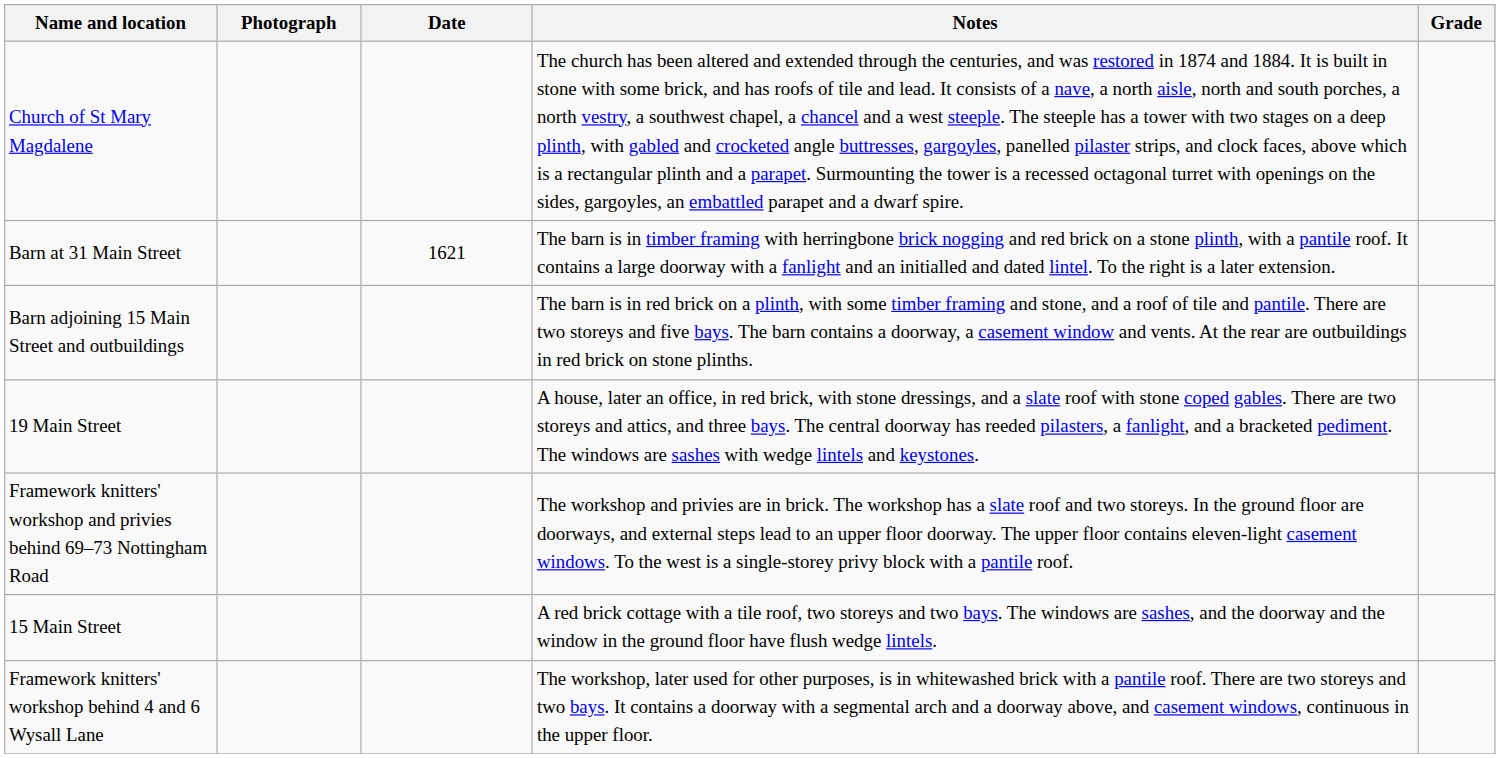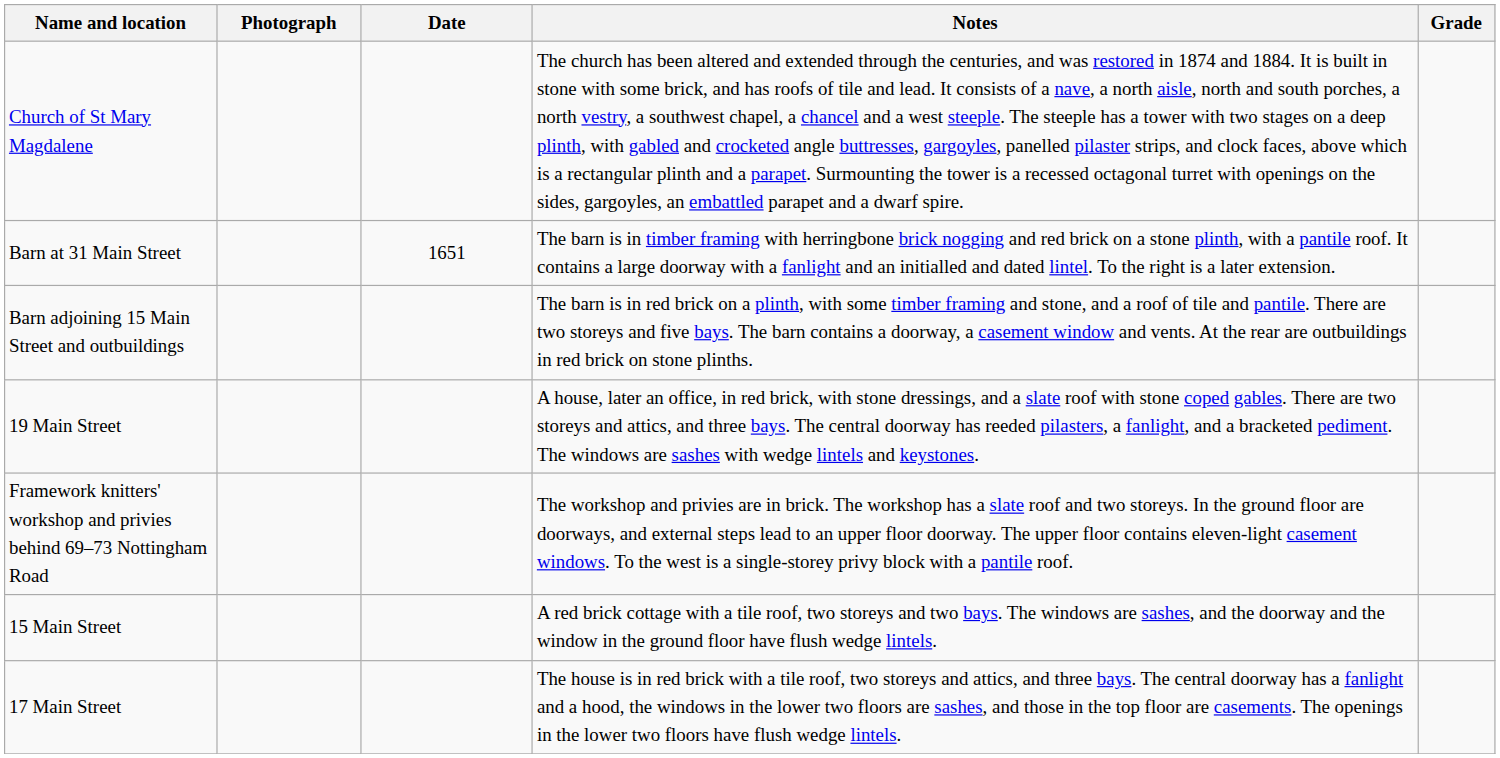(447, 252) 1621 -> (447, 252) 1651
+ row: (65, 706)
- row: (104, 706)
